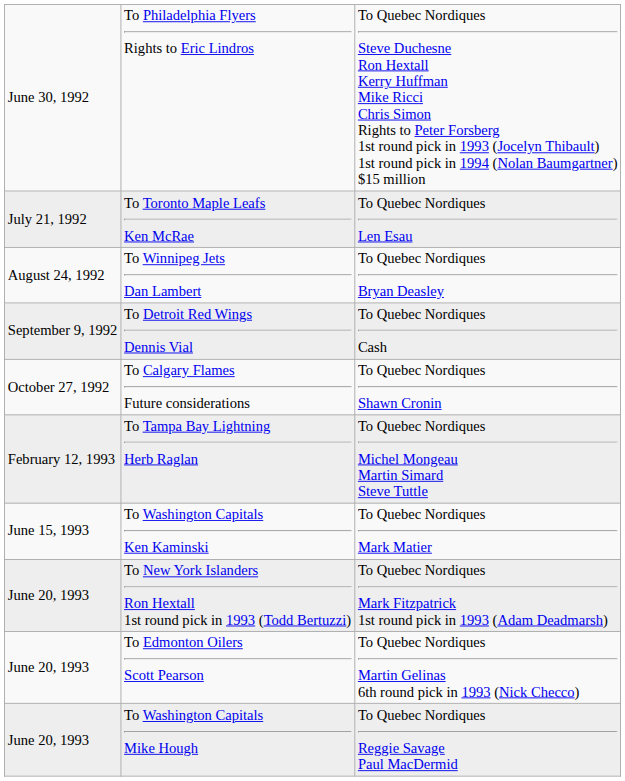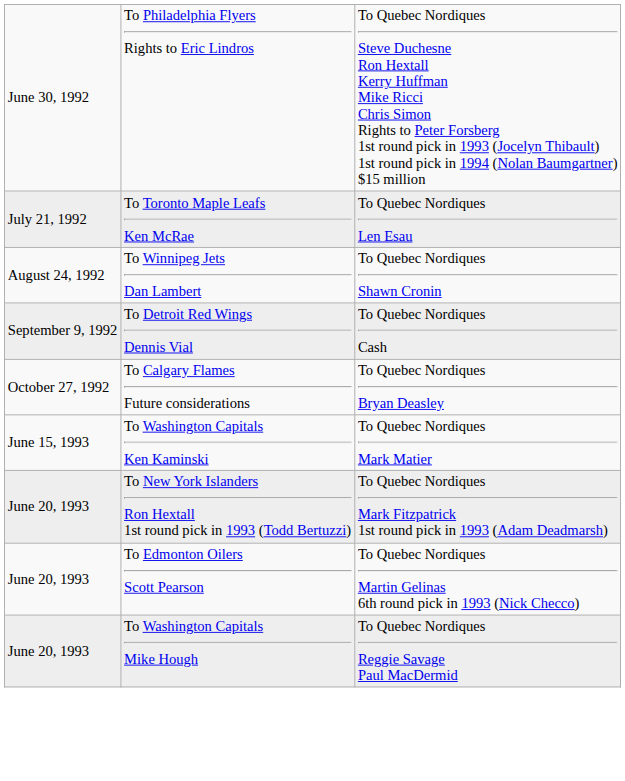(488, 275) To Quebec Nordiques Bryan Deasley -> (488, 275) To Quebec Nordiques Shawn Cronin
(488, 386) To Quebec Nordiques Shawn Cronin -> (488, 386) To Quebec Nordiques Bryan Deasley
- row: (238, 442)
